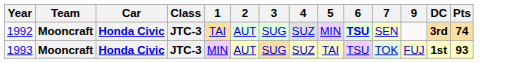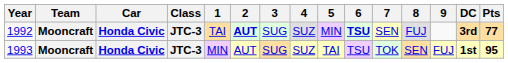+ column: (416, 13)
(245, 31) normal -> (245, 31) bold
(462, 31) 74 -> (491, 31) 77
(462, 49) 93 -> (491, 49) 95
